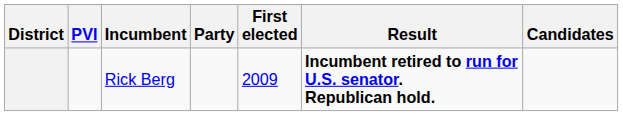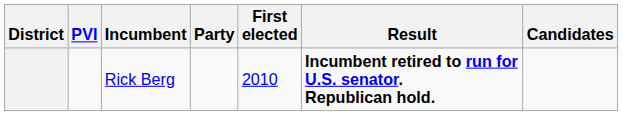(260, 79) 2009 -> (260, 79) 2010
